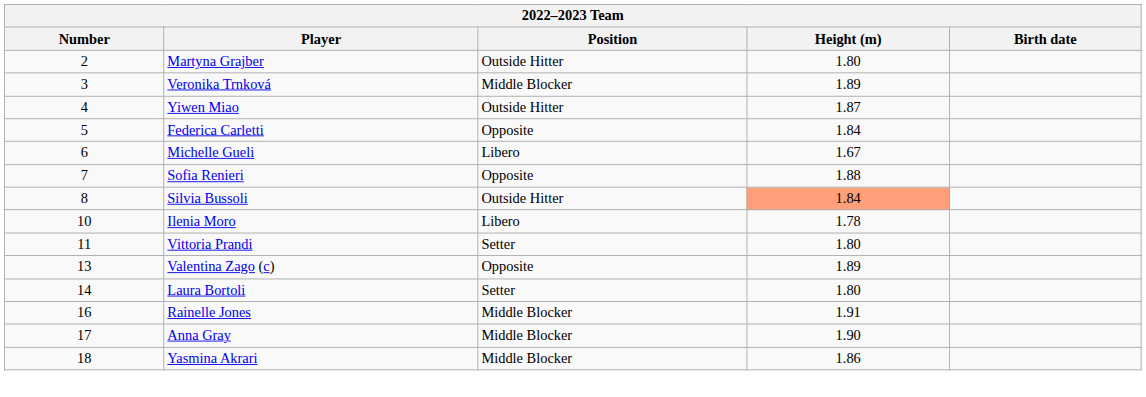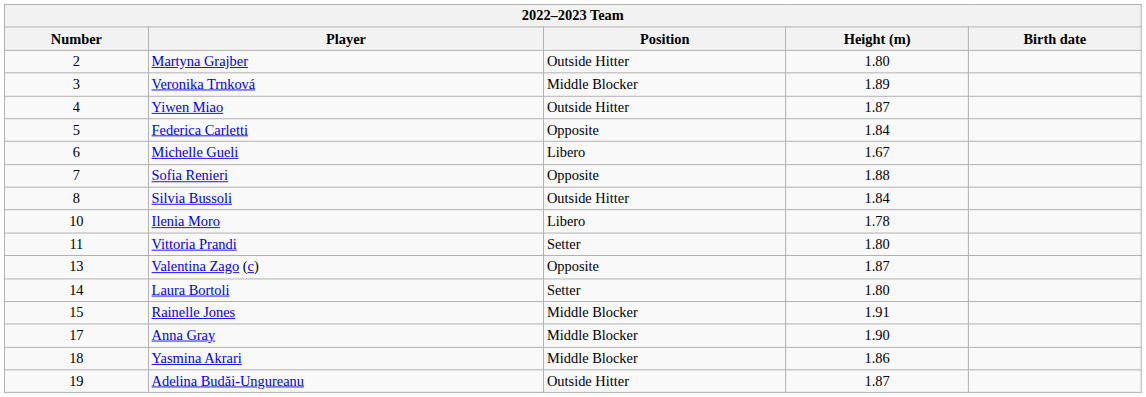(848, 198) lightsalmon background -> (877, 198) no background
(848, 267) 1.89 -> (877, 267) 1.87
(84, 312) 16 -> (76, 312) 15
+ row: (228, 381)
